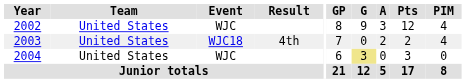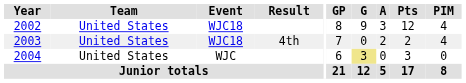(226, 26) WJC -> (226, 26) WJC18
